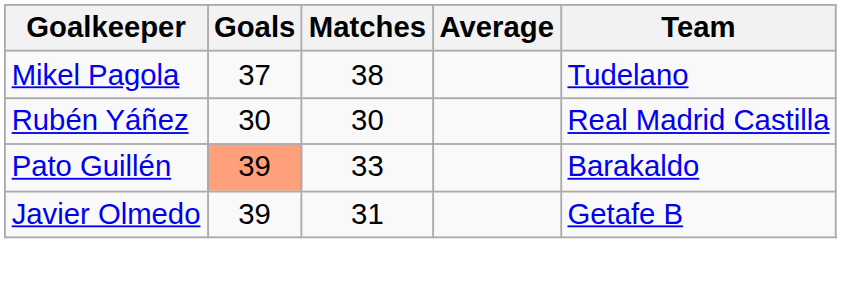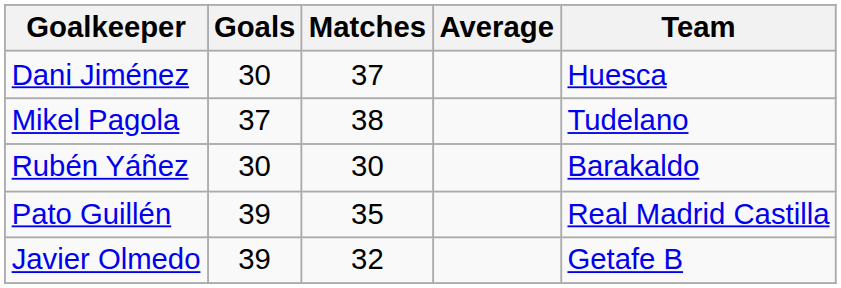+ row: (100, 74)
(698, 120) Real Madrid Castilla -> (633, 167) Barakaldo
(255, 167) lightsalmon background -> (255, 213) no background
(367, 167) 33 -> (367, 213) 35
(633, 167) Barakaldo -> (698, 213) Real Madrid Castilla
(367, 213) 31 -> (367, 259) 32
